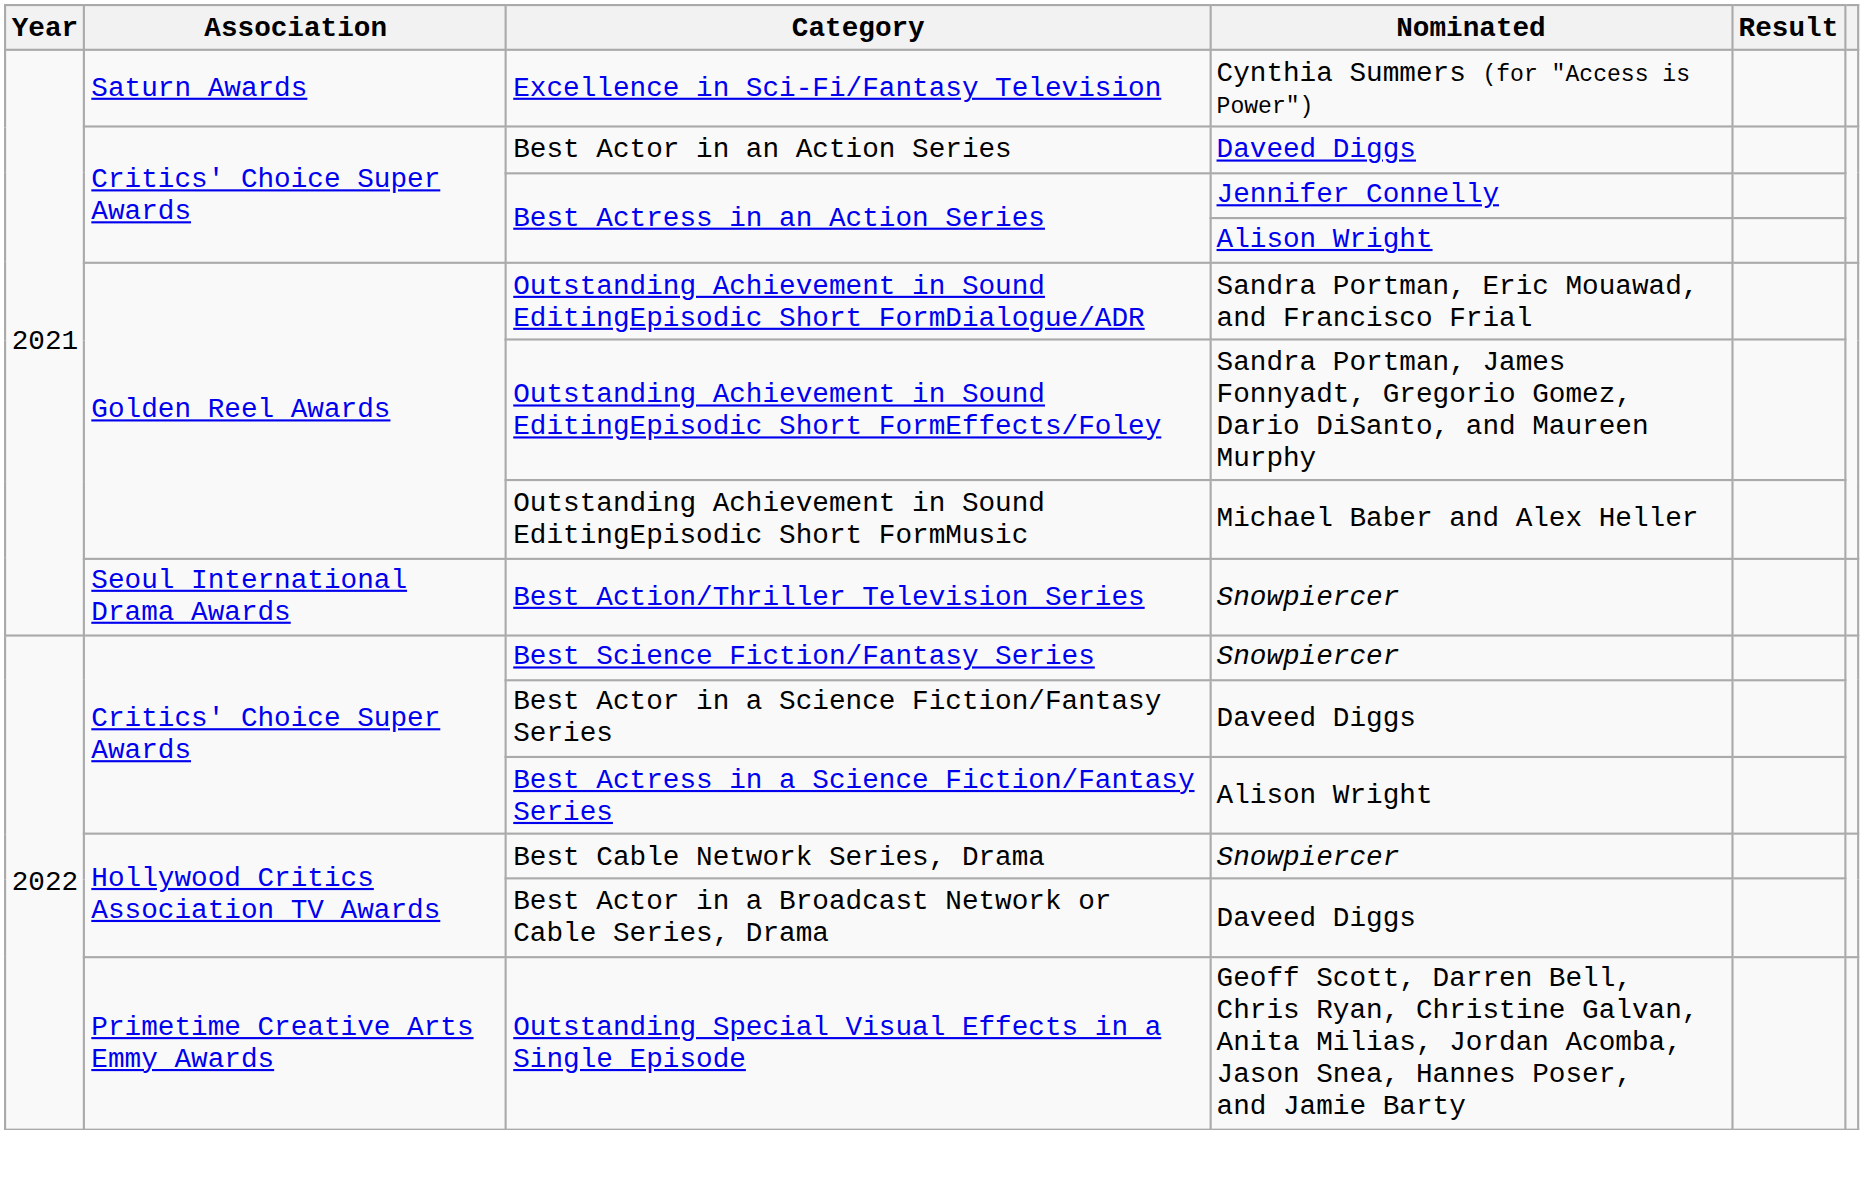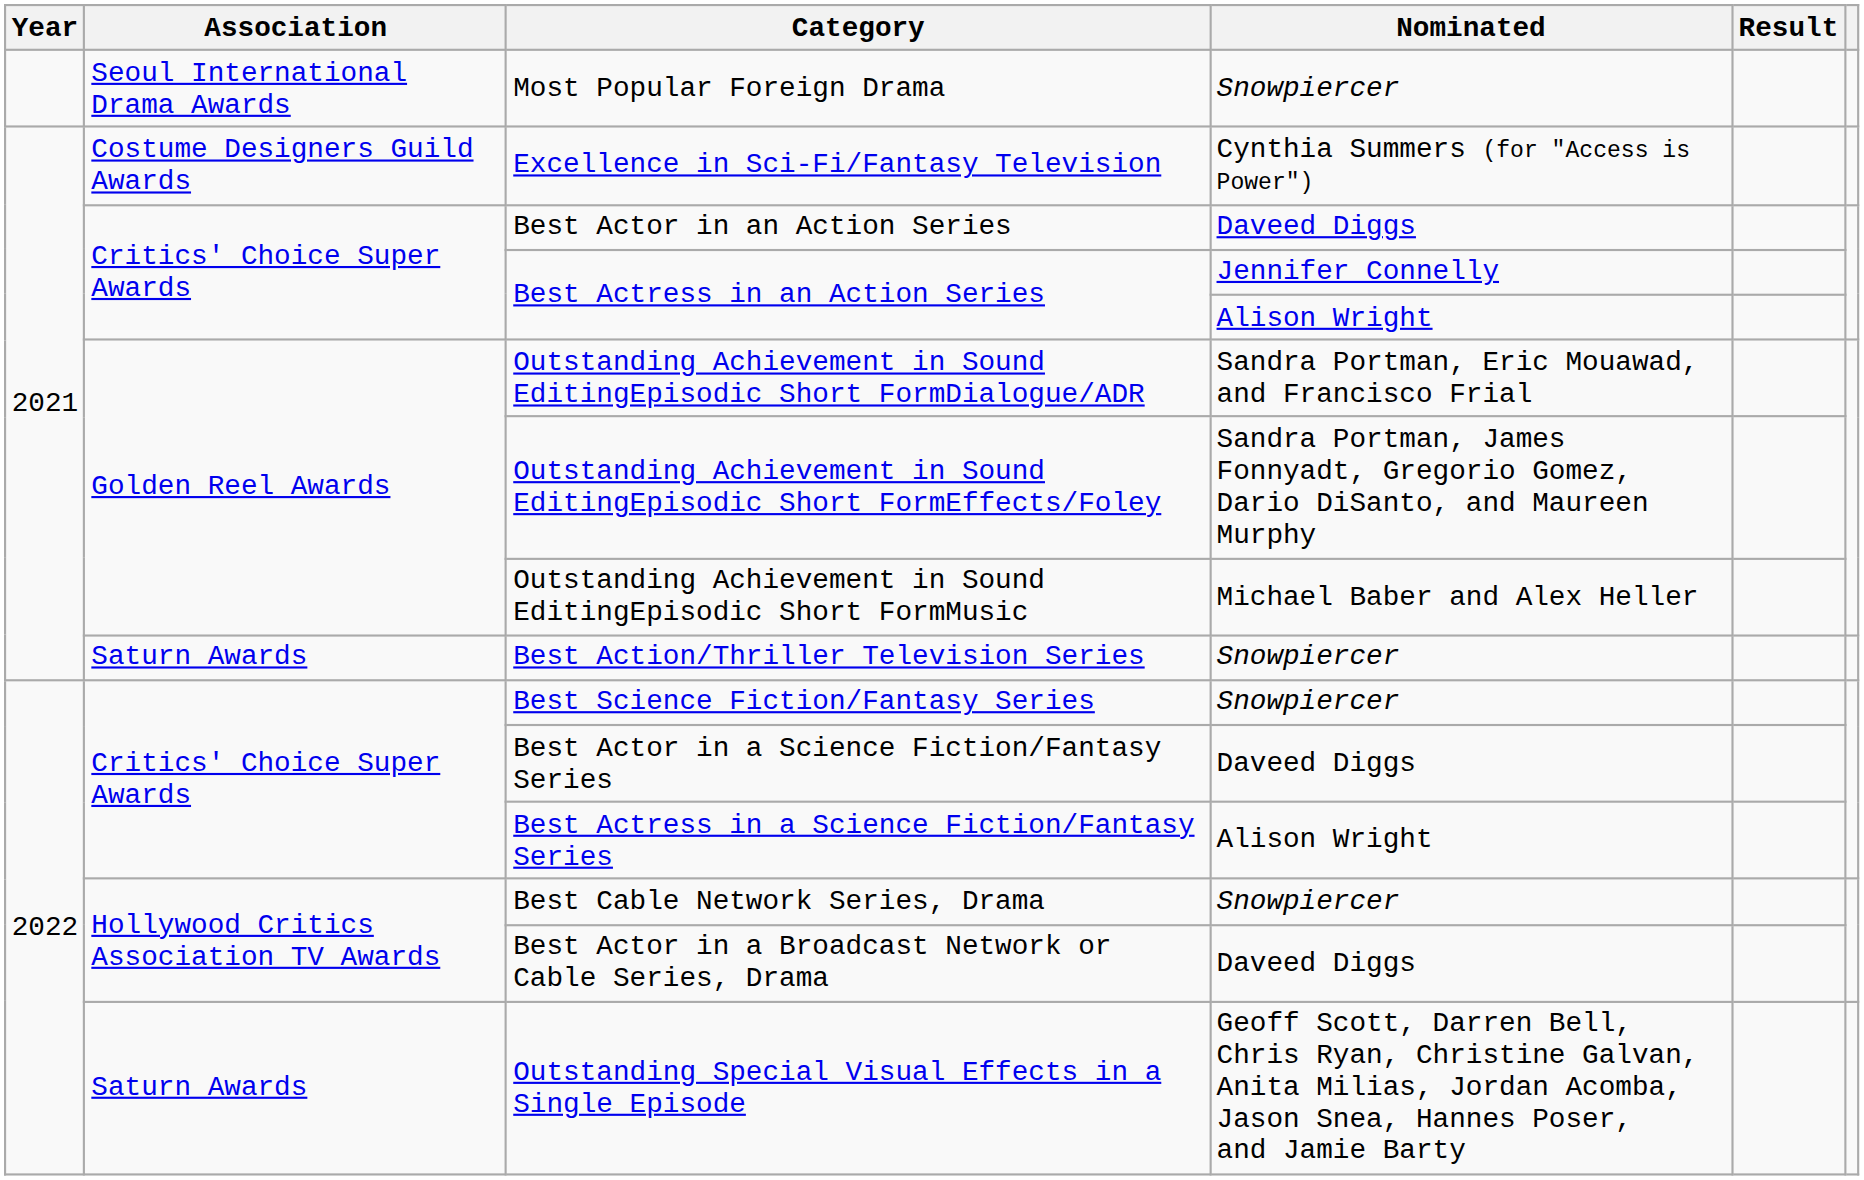+ row: (729, 89)
(199, 89) Saturn Awards -> (282, 166) Costume Designers Guild Awards
(249, 596) Seoul International Drama Awards -> (199, 657) Saturn Awards
(282, 1043) Primetime Creative Arts Emmy Awards -> (199, 1088) Saturn Awards
